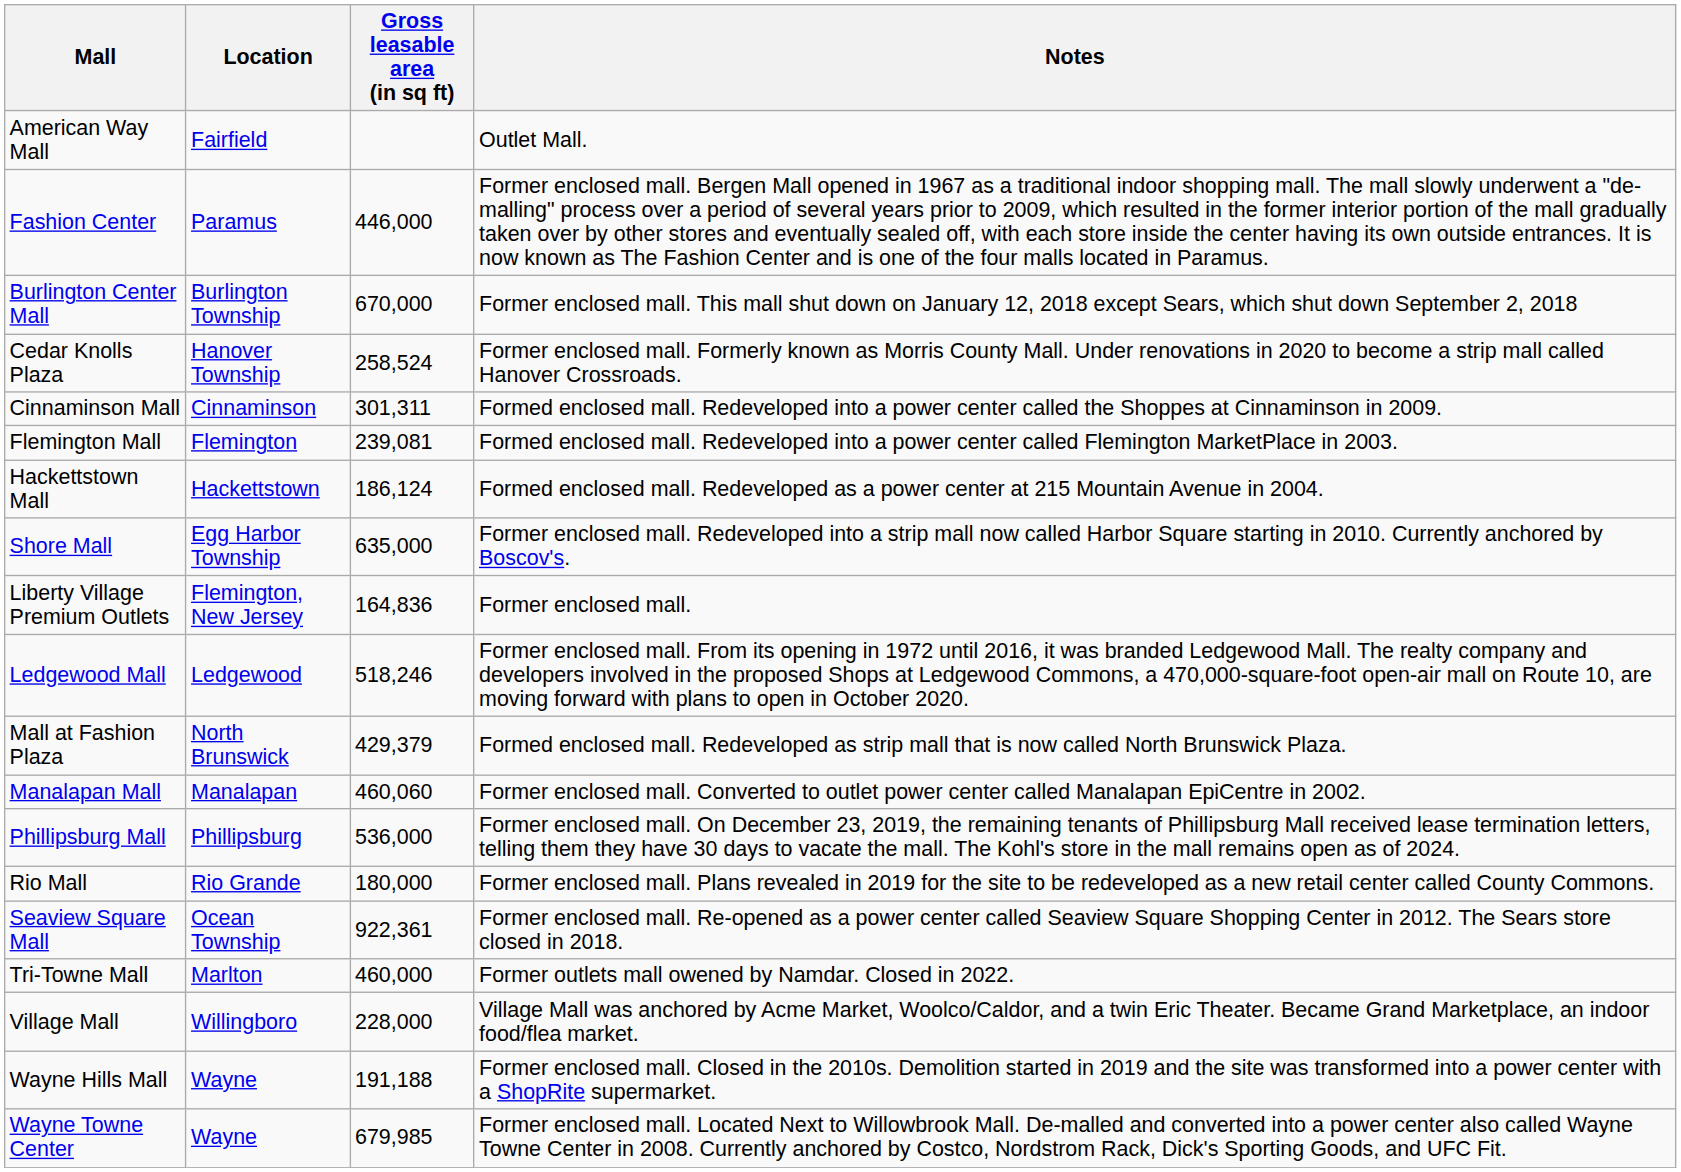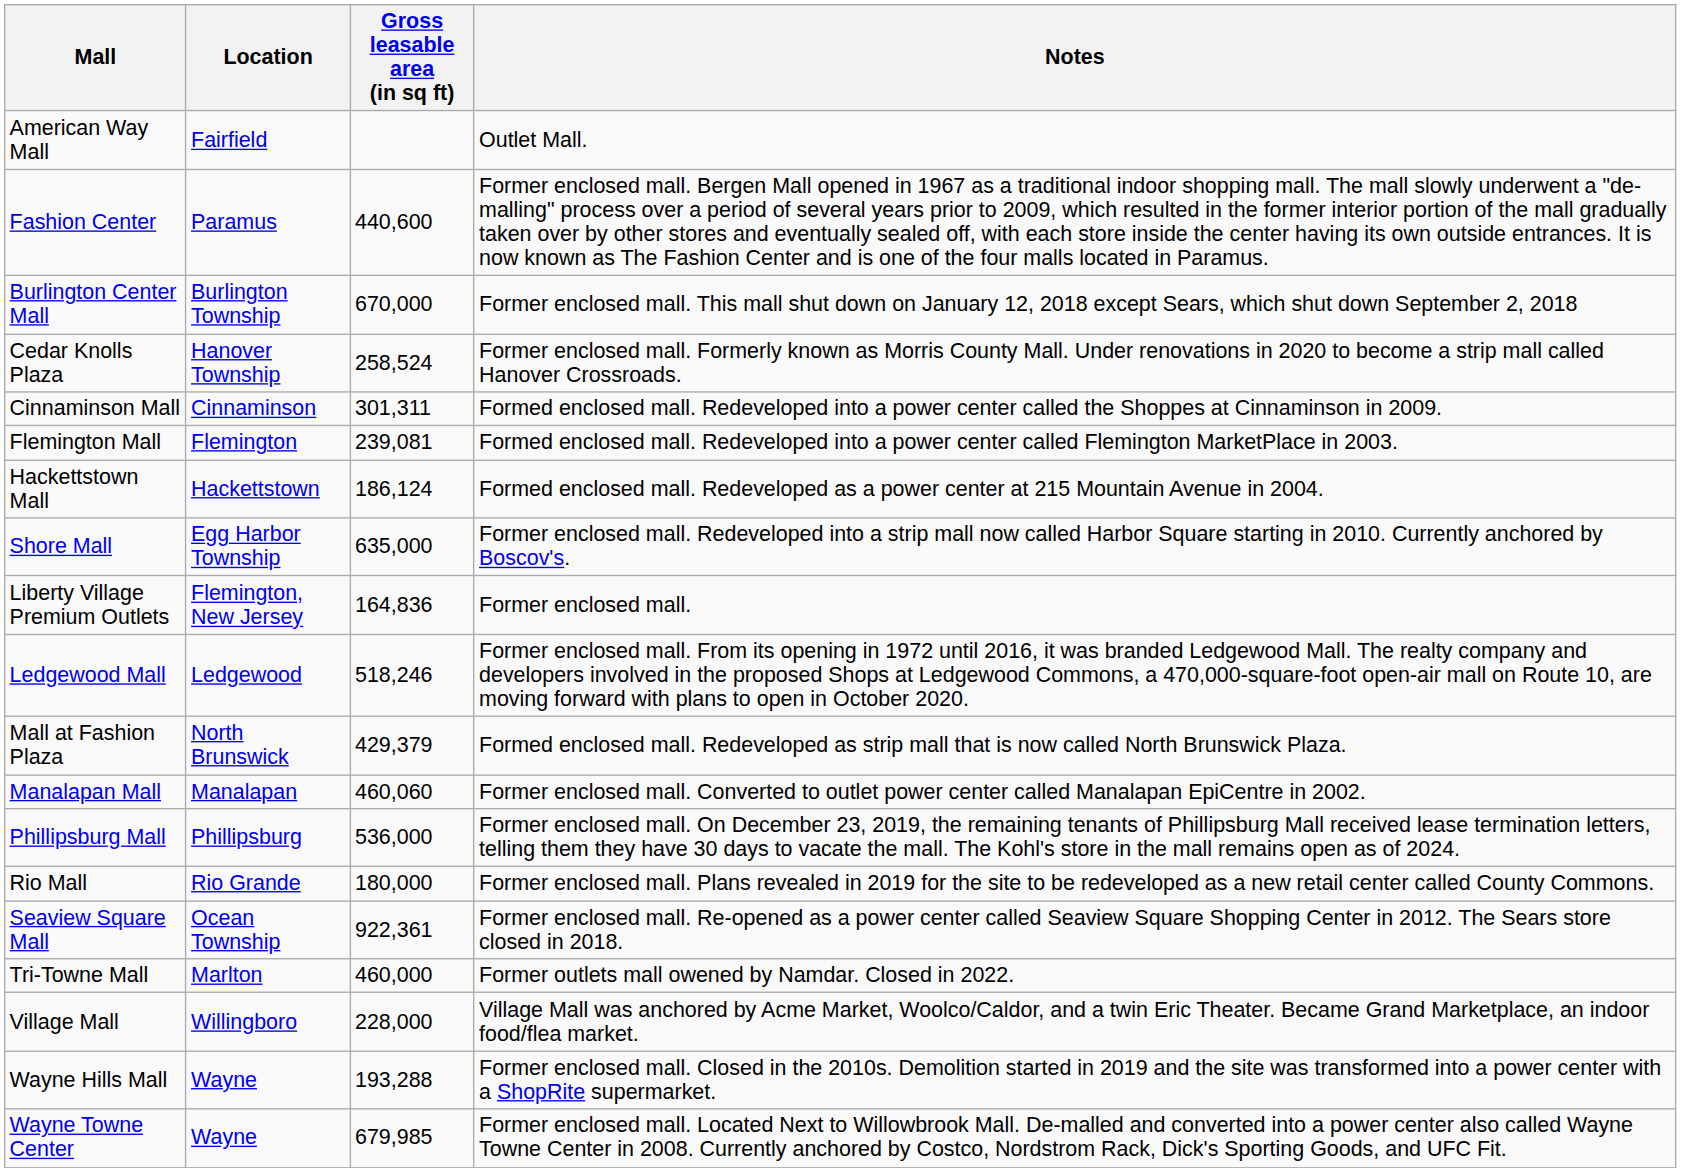(394, 222) 446,000 -> (394, 222) 440,600
(394, 1079) 191,188 -> (394, 1079) 193,288
